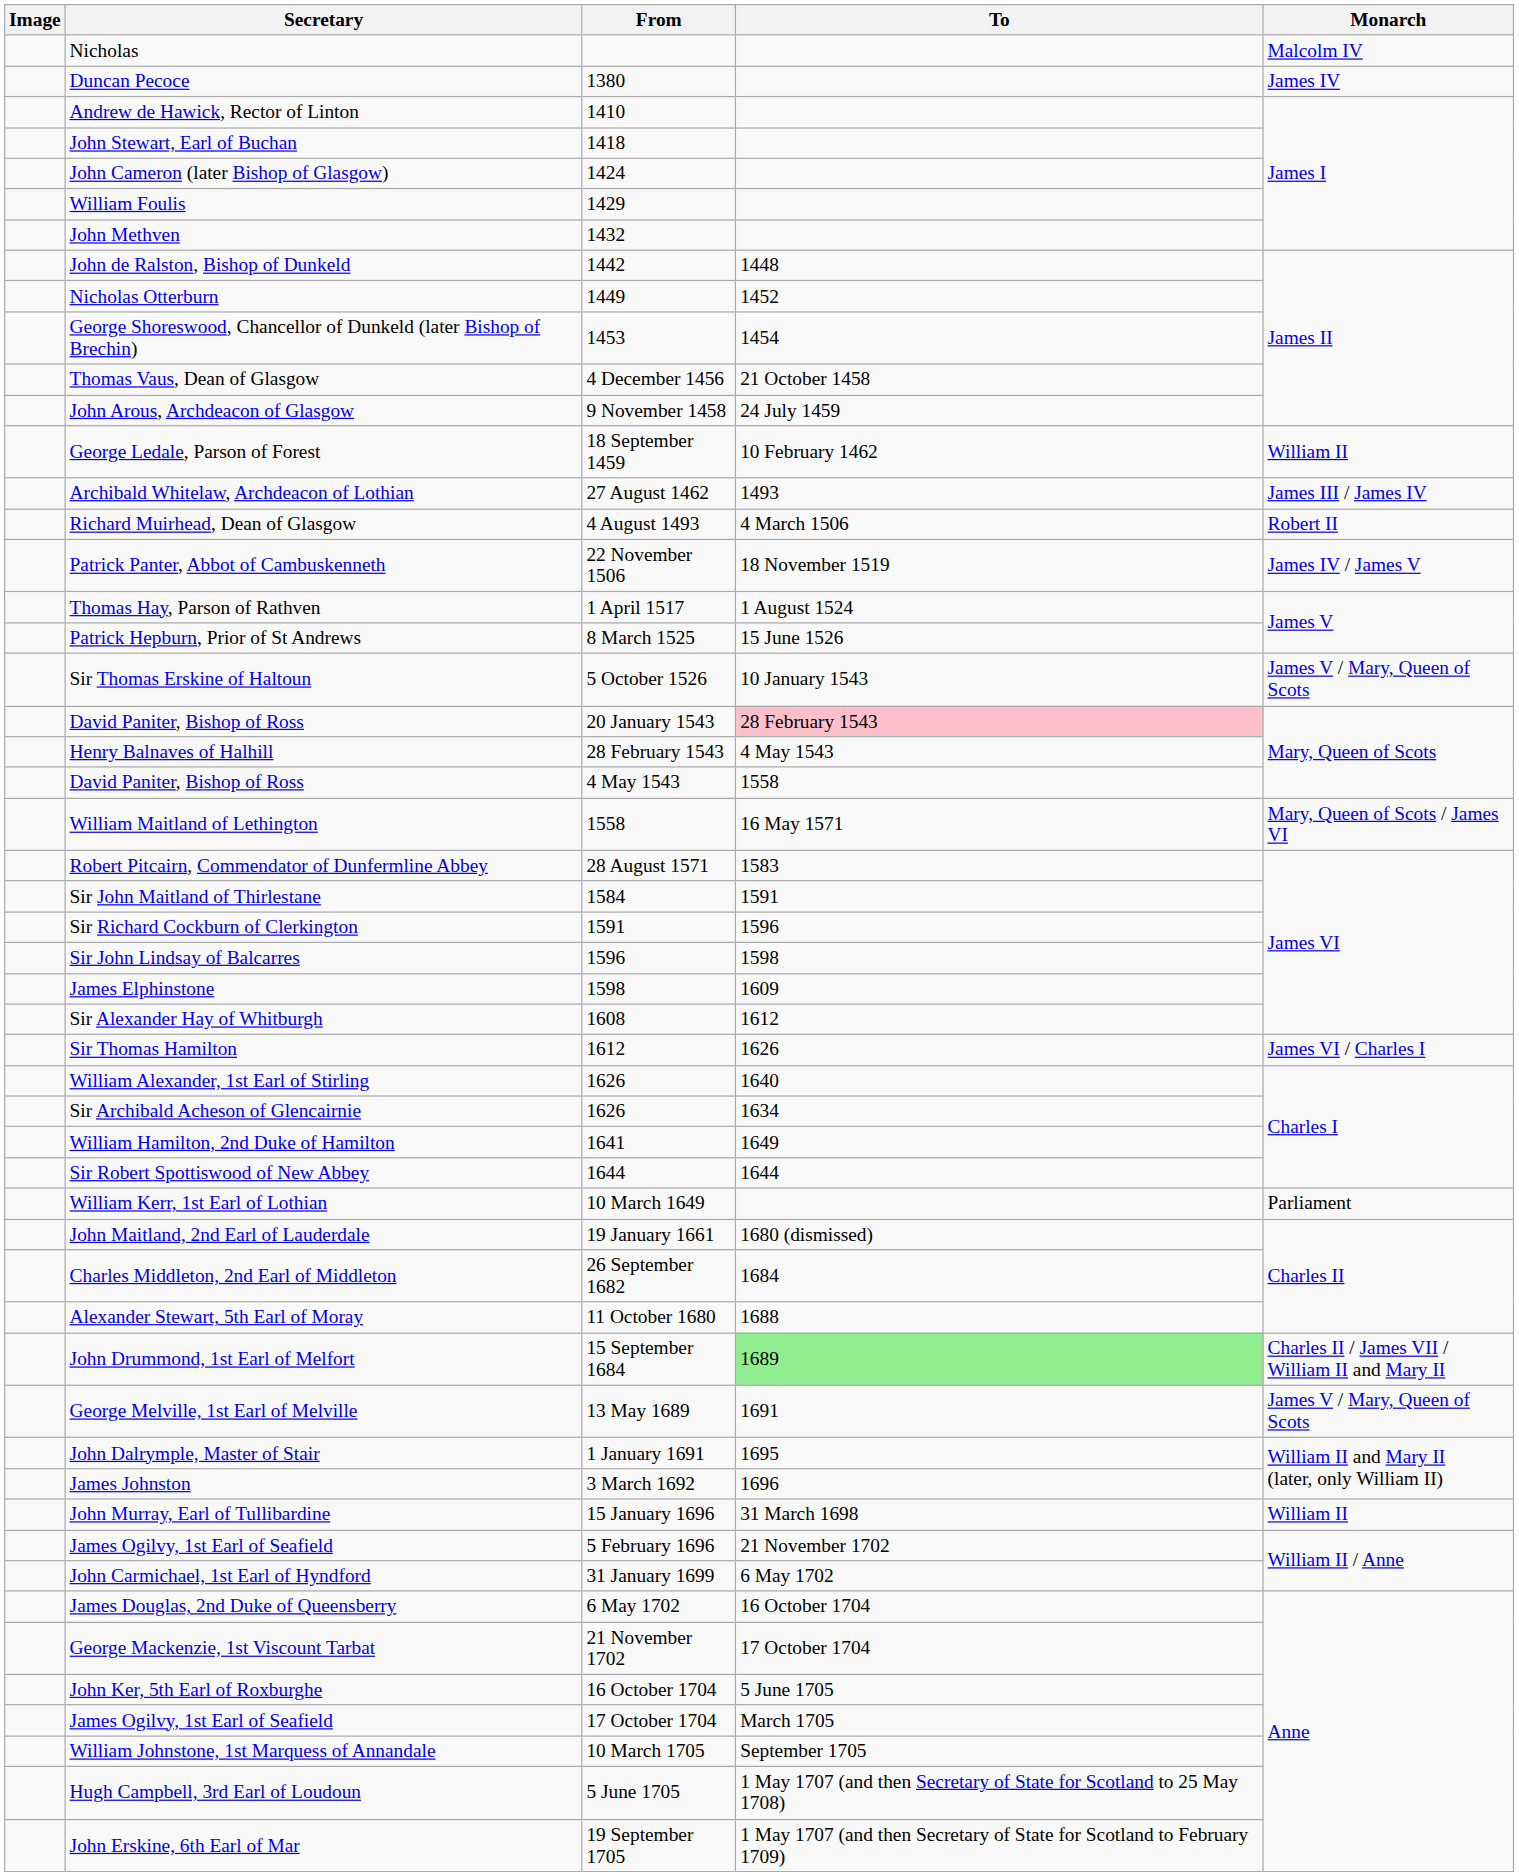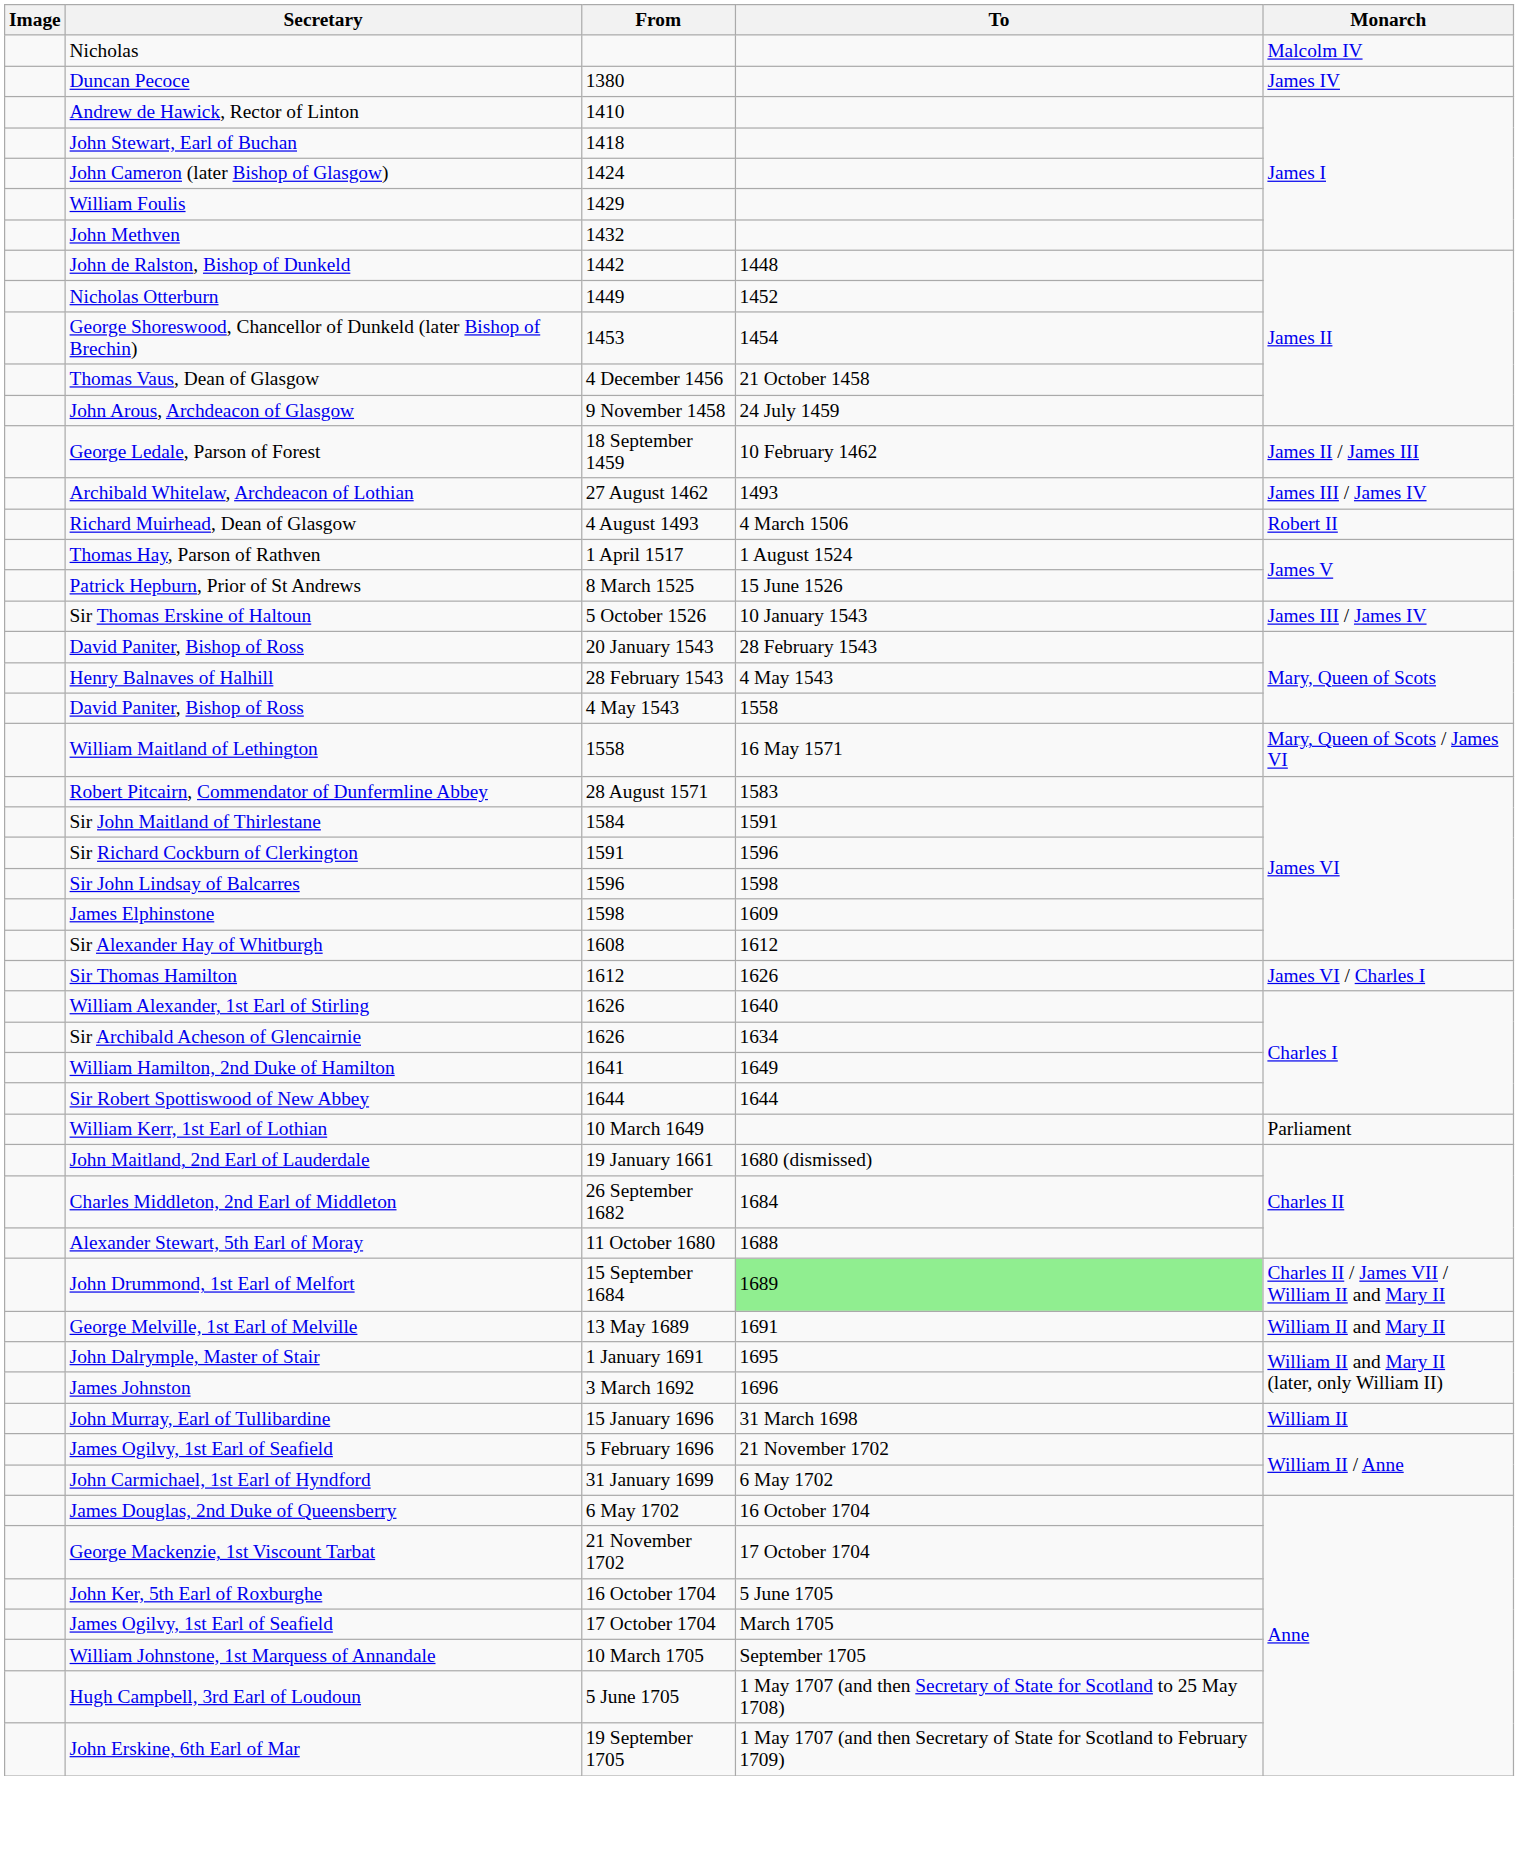(1308, 451) William II -> (1343, 451) James II / James III
- row: (228, 565)
(1369, 679) James V / Mary, Queen of Scots -> (1347, 616) James III / James IV
(809, 721) pink background -> (808, 646) no background
(1369, 1411) James V / Mary, Queen of Scots -> (1356, 1326) William II and Mary II
